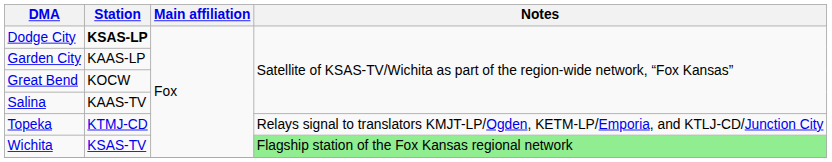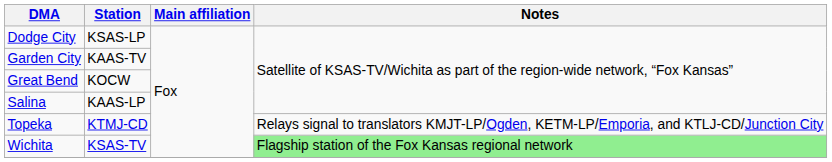(118, 37) bold -> (116, 37) normal
(116, 59) KAAS-LP -> (117, 59) KAAS-TV
(117, 102) KAAS-TV -> (116, 102) KAAS-LP
